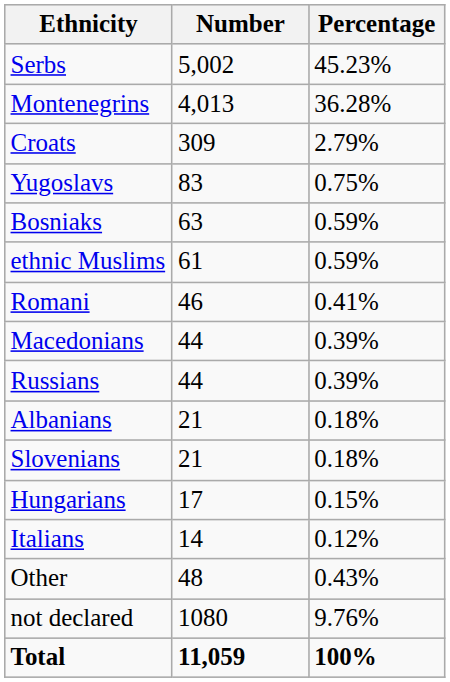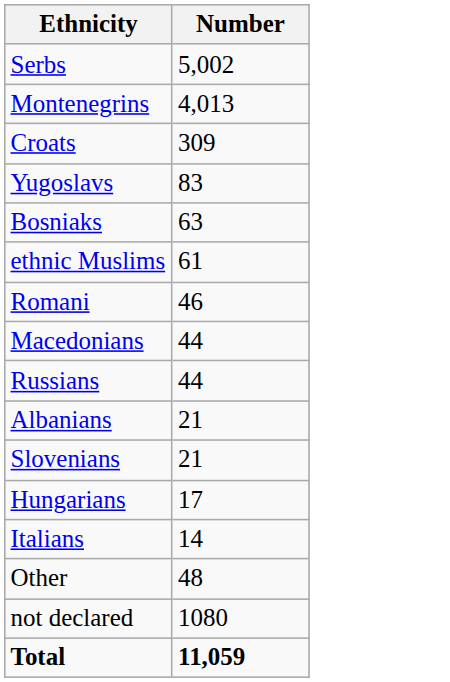- column: (377, 24)
